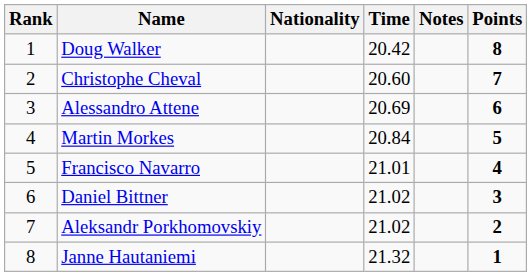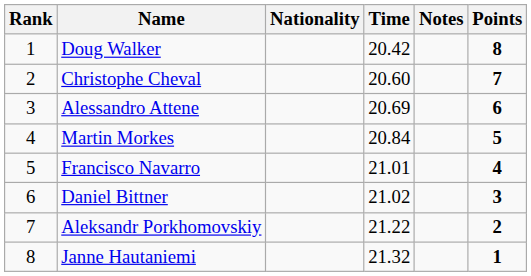(389, 227) 21.02 -> (389, 227) 21.22
